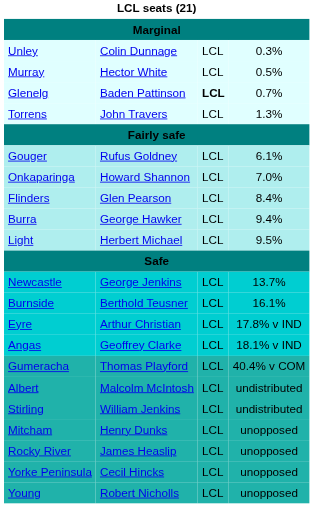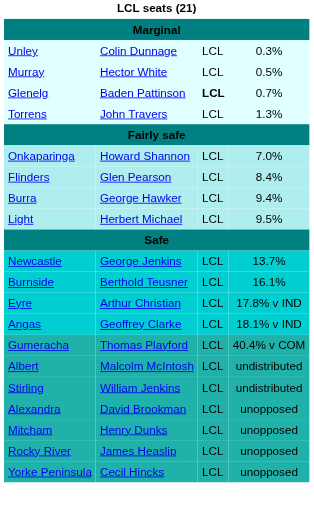- row: (27, 156)
+ row: (34, 408)
- row: (24, 493)
